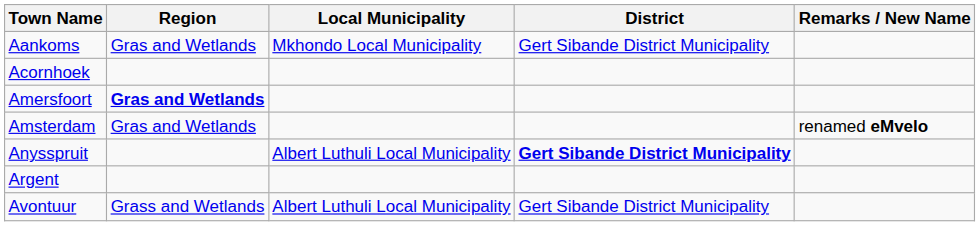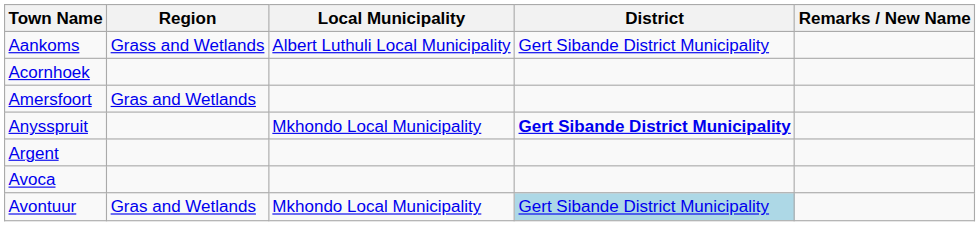(183, 45) Gras and Wetlands -> (188, 45) Grass and Wetlands
(377, 45) Mkhondo Local Municipality -> (391, 45) Albert Luthuli Local Municipality
(188, 99) bold -> (183, 99) normal
- row: (52, 126)
(391, 153) Albert Luthuli Local Municipality -> (377, 126) Mkhondo Local Municipality
+ row: (32, 180)
(188, 207) Grass and Wetlands -> (183, 207) Gras and Wetlands
(391, 207) Albert Luthuli Local Municipality -> (377, 207) Mkhondo Local Municipality
(644, 207) no background -> (644, 207) lightblue background
